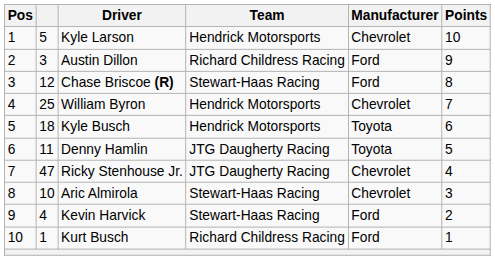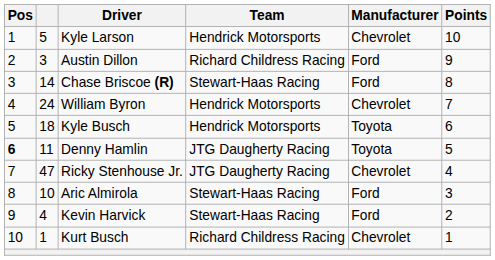(47, 81) 12 -> (47, 81) 14
(47, 104) 25 -> (47, 104) 24
(11, 148) normal -> (11, 148) bold
(381, 193) Chevrolet -> (365, 193) Ford
(365, 237) Ford -> (381, 237) Chevrolet
